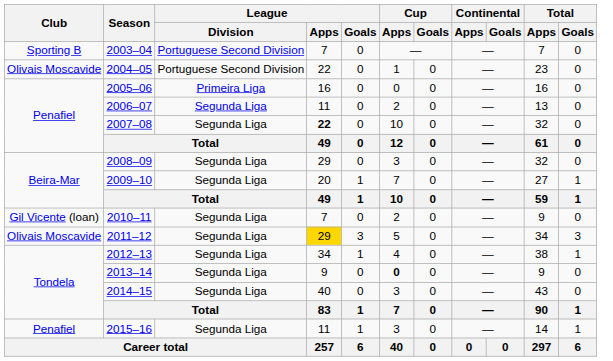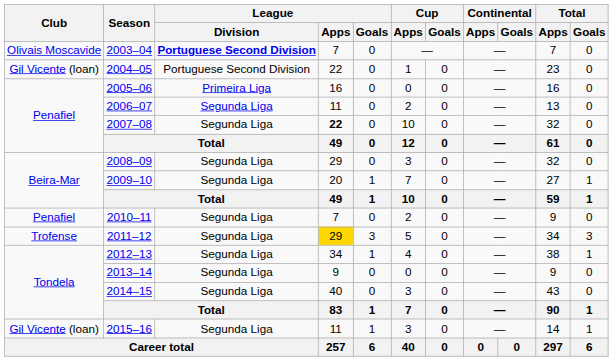(54, 50) Sporting B -> (54, 50) Olivais Moscavide
(231, 50) normal -> (237, 50) bold
(54, 69) Olivais Moscavide -> (54, 69) Gil Vicente (loan)
(54, 217) Gil Vicente (loan) -> (54, 217) Penafiel
(54, 236) Olivais Moscavide -> (54, 236) Trofense
(397, 273) bold -> (408, 273) normal
(54, 328) Penafiel -> (54, 328) Gil Vicente (loan)
